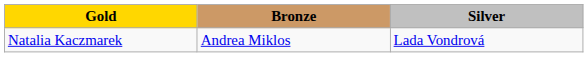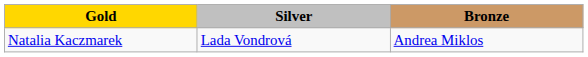columns swapped: (487, 16) <-> (294, 16)
